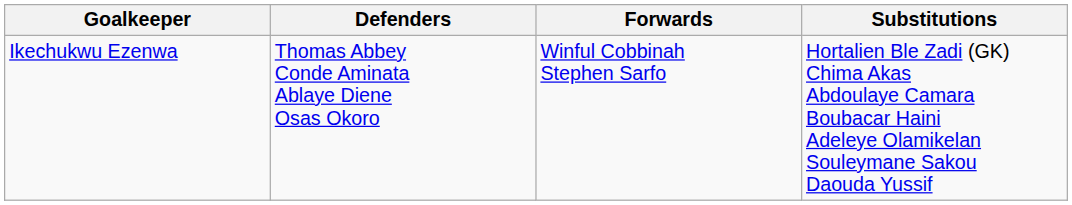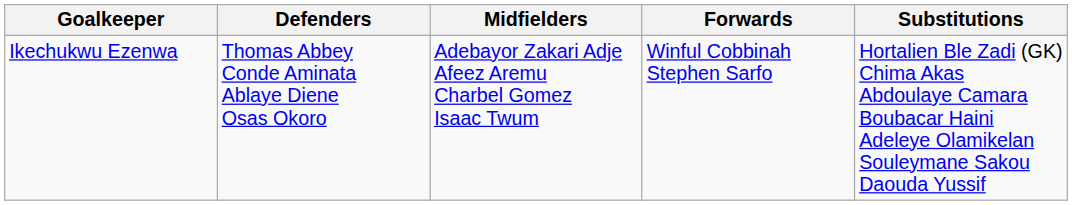+ column: (536, 20)
